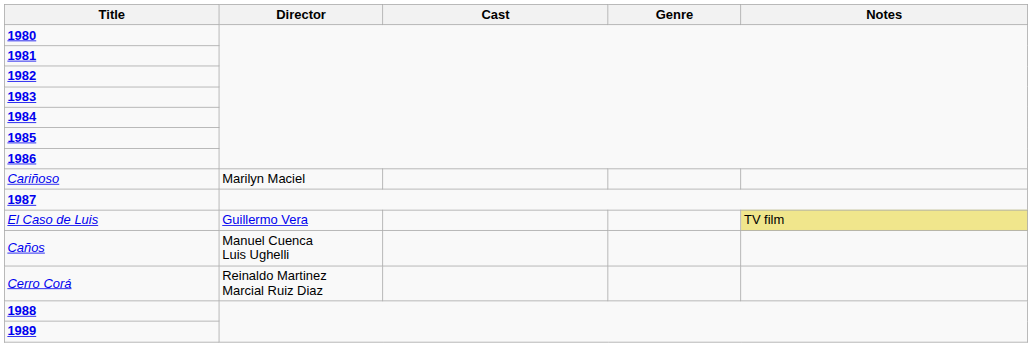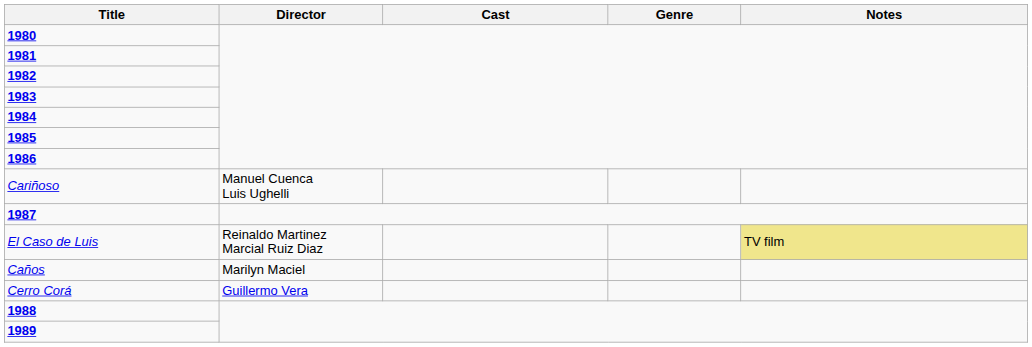(264, 179) Marilyn Maciel -> (268, 186) Manuel Cuenca Luis Ughelli
(265, 220) Guillermo Vera -> (274, 242) Reinaldo Martinez Marcial Ruiz Diaz
(268, 248) Manuel Cuenca Luis Ughelli -> (264, 270) Marilyn Maciel
(274, 283) Reinaldo Martinez Marcial Ruiz Diaz -> (265, 290) Guillermo Vera
